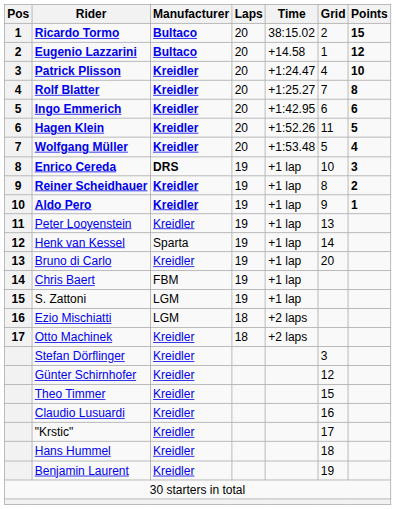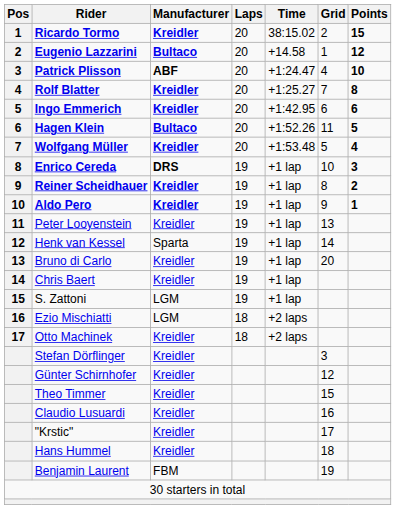(175, 33) Bultaco -> (176, 33) Kreidler
(176, 71) Kreidler -> (165, 71) ABF
(176, 128) Kreidler -> (175, 128) Bultaco
(166, 280) FBM -> (174, 280) Kreidler
(174, 470) Kreidler -> (166, 470) FBM
